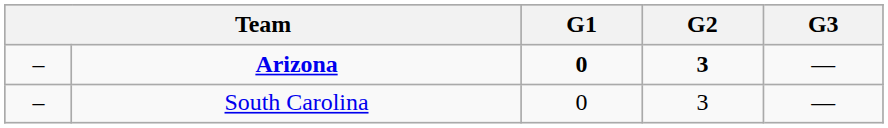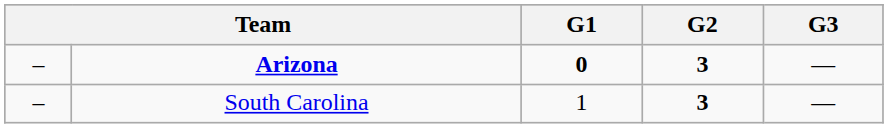(582, 103) 0 -> (582, 103) 1
(702, 103) normal -> (702, 103) bold
